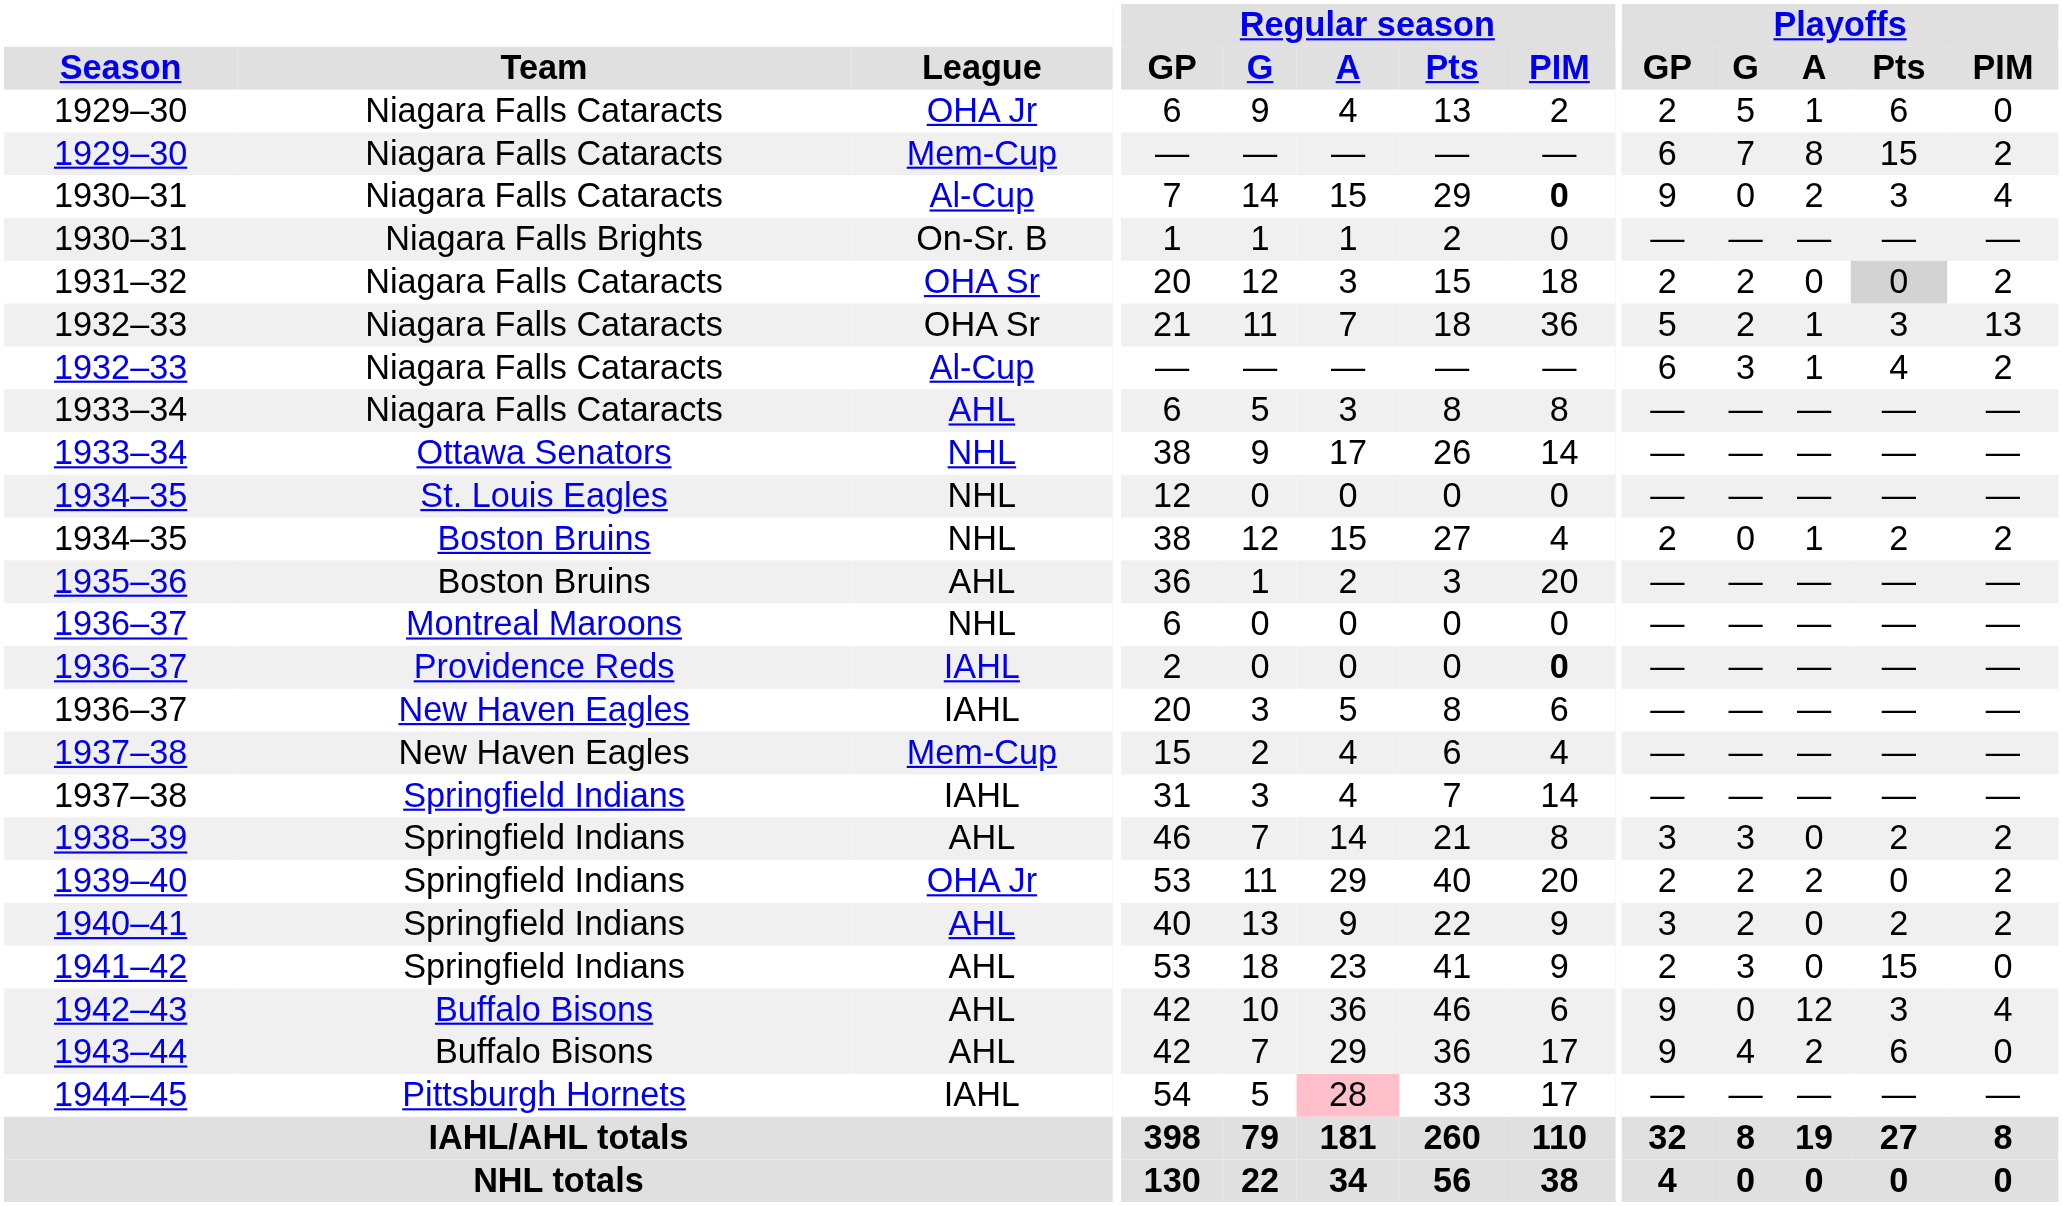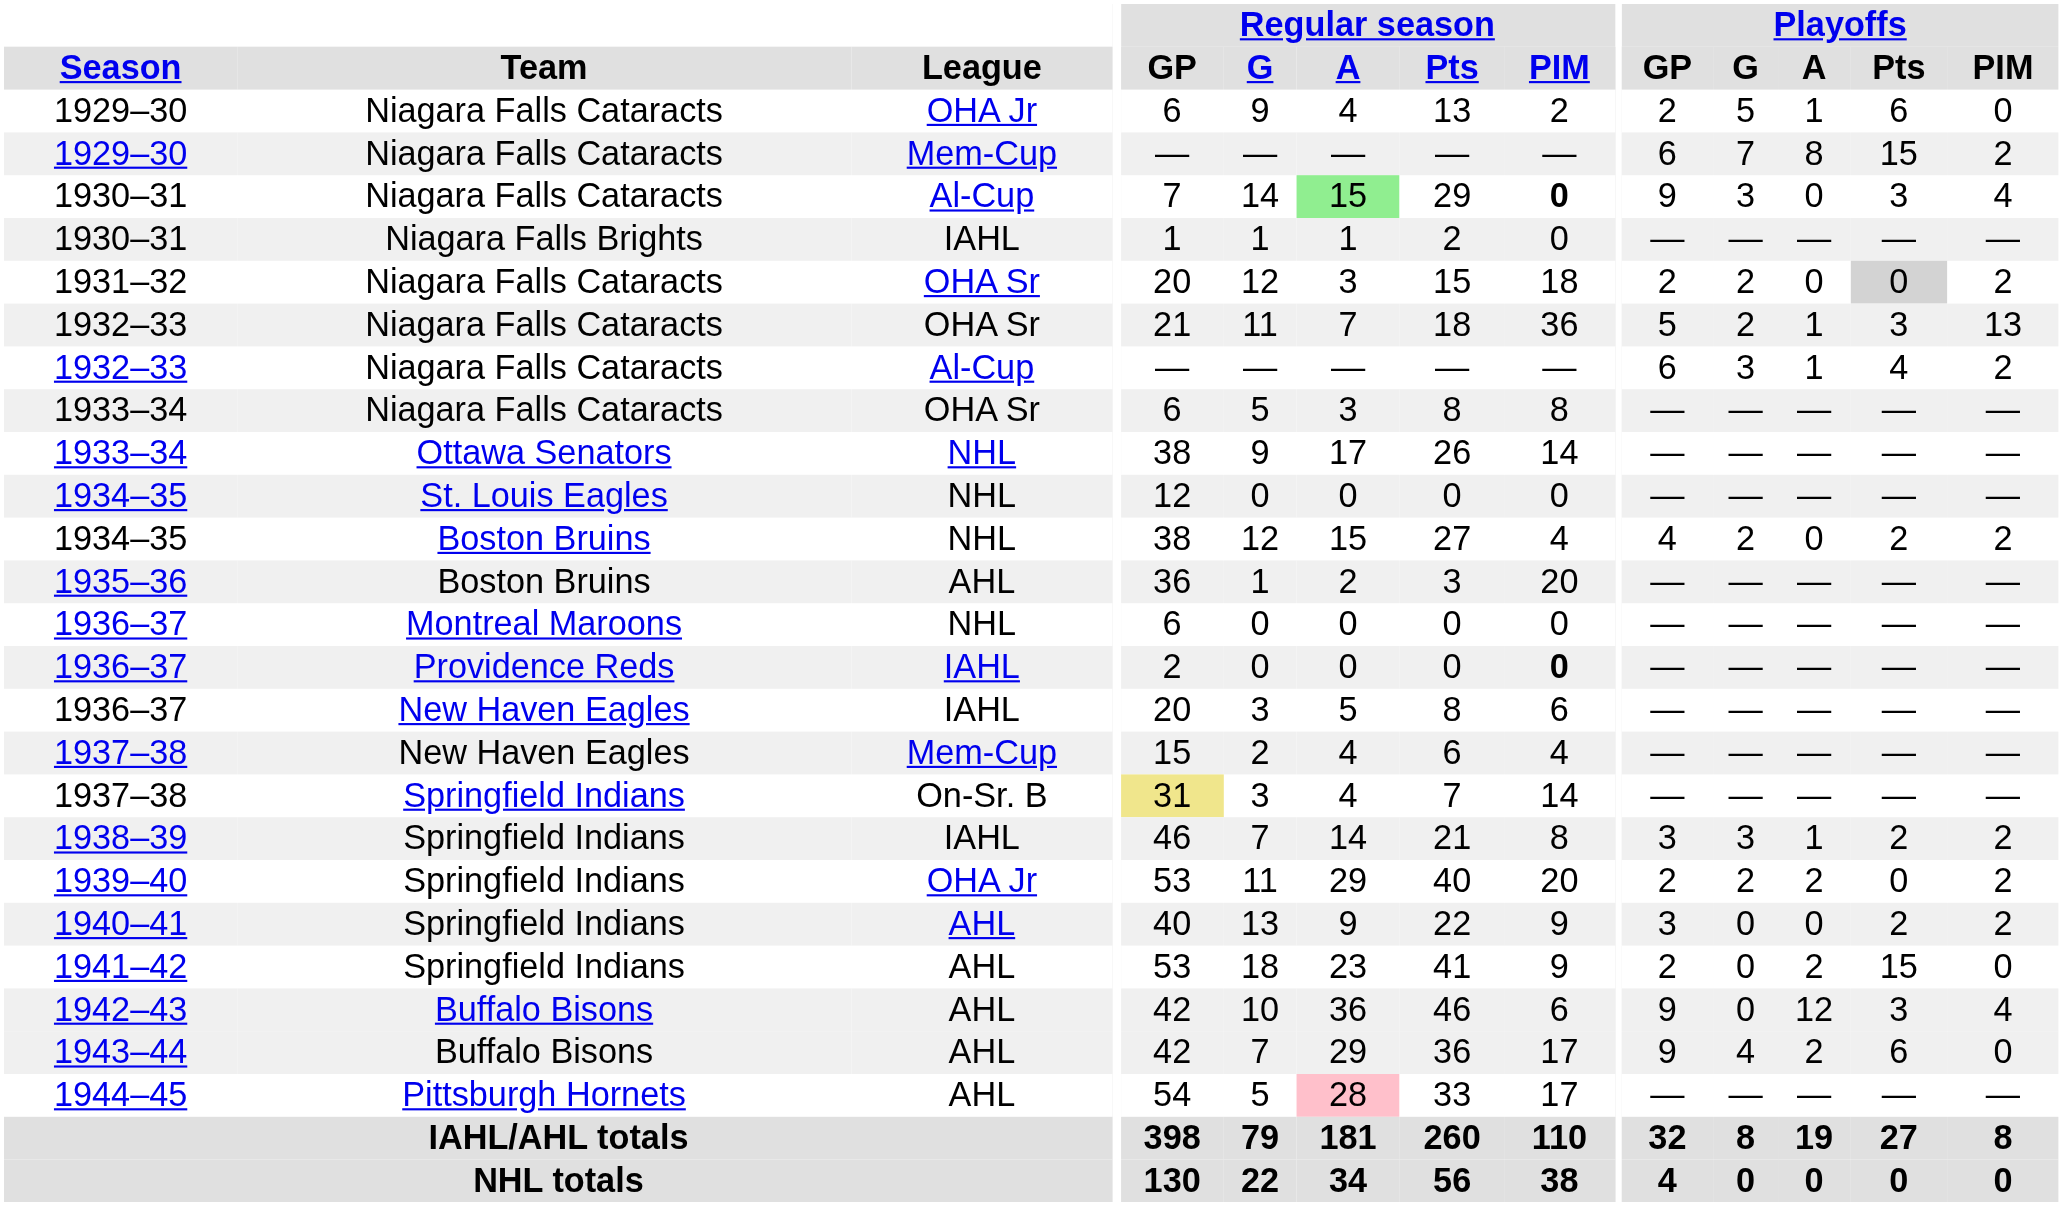(1348, 196) no background -> (1348, 196) lightgreen background
(1746, 196) 0 -> (1746, 196) 3
(1814, 196) 2 -> (1814, 196) 0
(982, 238) On-Sr. B -> (982, 238) IAHL
(982, 410) AHL -> (982, 410) OHA Sr
(1667, 538) 2 -> (1667, 538) 4
(1746, 538) 0 -> (1746, 538) 2
(1814, 538) 1 -> (1814, 538) 0
(982, 795) IAHL -> (982, 795) On-Sr. B
(1172, 795) no background -> (1172, 795) khaki background
(982, 838) AHL -> (982, 838) IAHL
(1814, 838) 0 -> (1814, 838) 1
(1746, 923) 2 -> (1746, 923) 0
(1746, 966) 3 -> (1746, 966) 0
(1814, 966) 0 -> (1814, 966) 2
(982, 1094) IAHL -> (982, 1094) AHL
